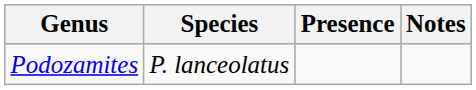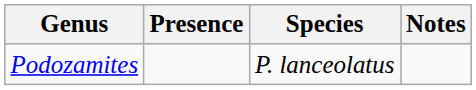columns swapped: (219, 24) <-> (348, 24)
